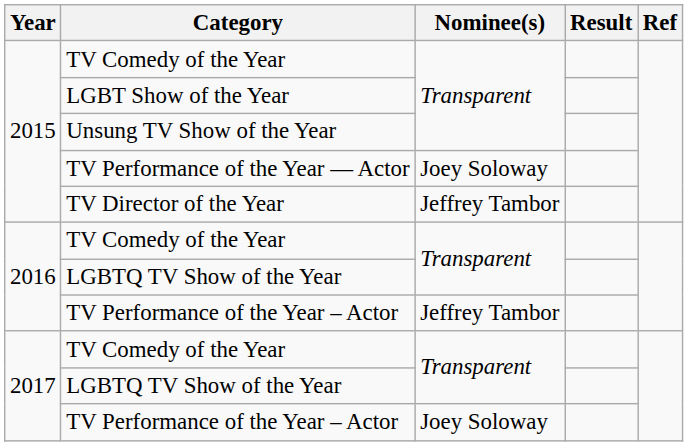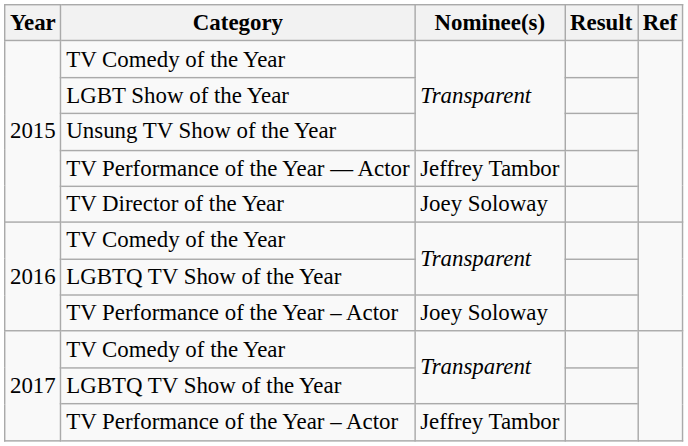(484, 167) Joey Soloway -> (490, 167) Jeffrey Tambor
(490, 204) Jeffrey Tambor -> (484, 204) Joey Soloway
(490, 312) Jeffrey Tambor -> (484, 312) Joey Soloway
(484, 421) Joey Soloway -> (490, 421) Jeffrey Tambor
